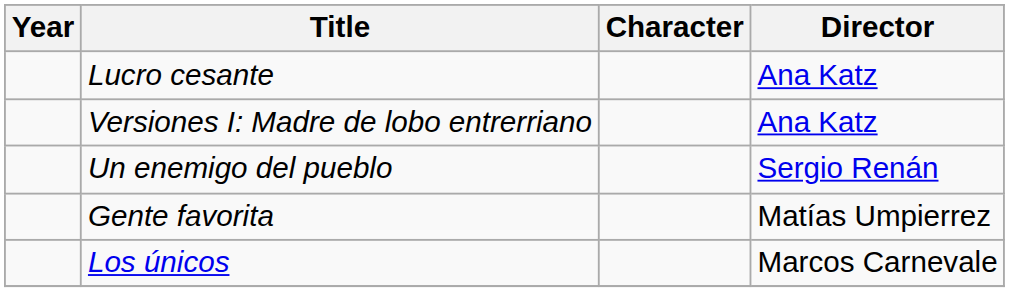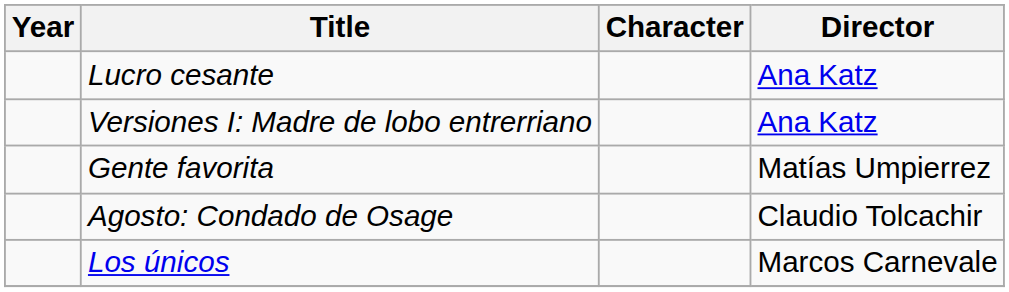- row: (240, 168)
+ row: (271, 215)
